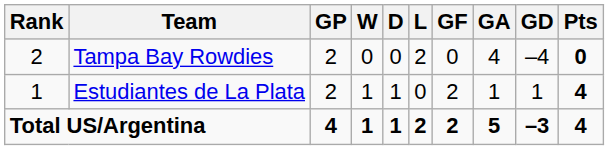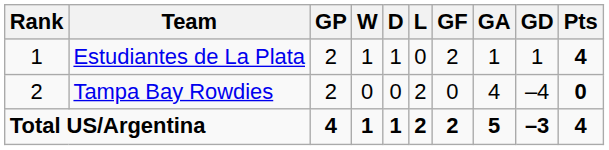rows swapped: (189, 91) <-> (173, 56)
